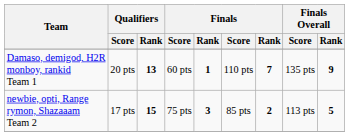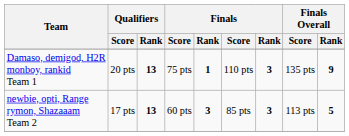(179, 70) 60 pts -> (179, 70) 75 pts
(269, 70) 7 -> (269, 70) 3
(151, 111) 15 -> (151, 111) 13
(179, 111) 75 pts -> (179, 111) 60 pts
(269, 111) 2 -> (269, 111) 3
